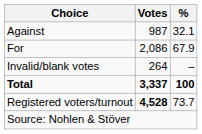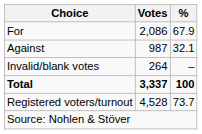rows swapped: (15, 48) <-> (26, 31)
(154, 102) bold -> (154, 102) normal
